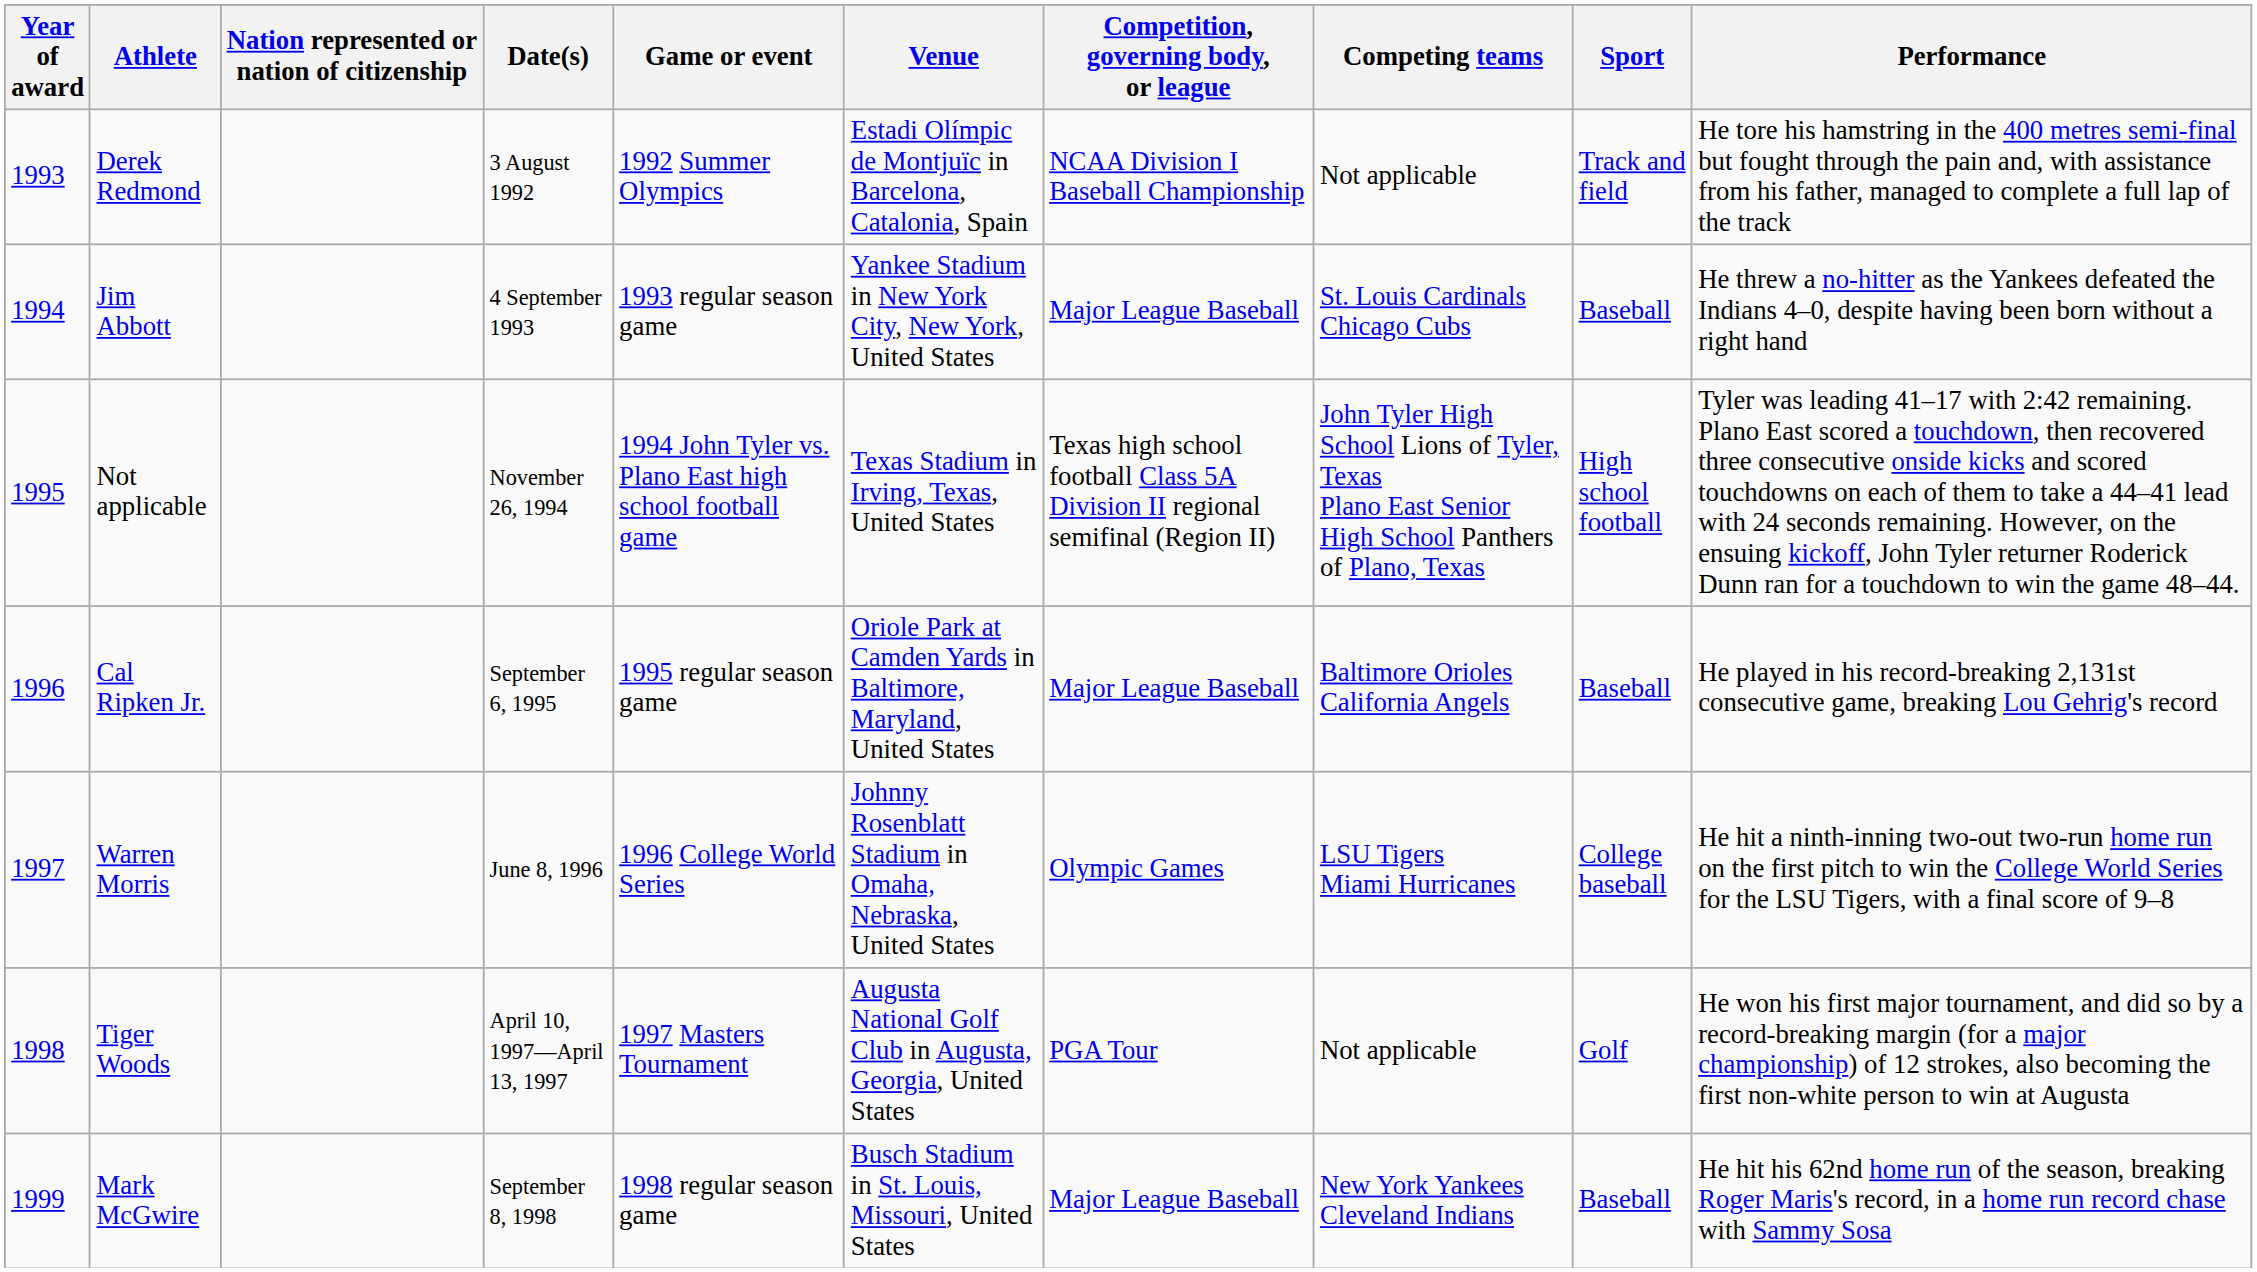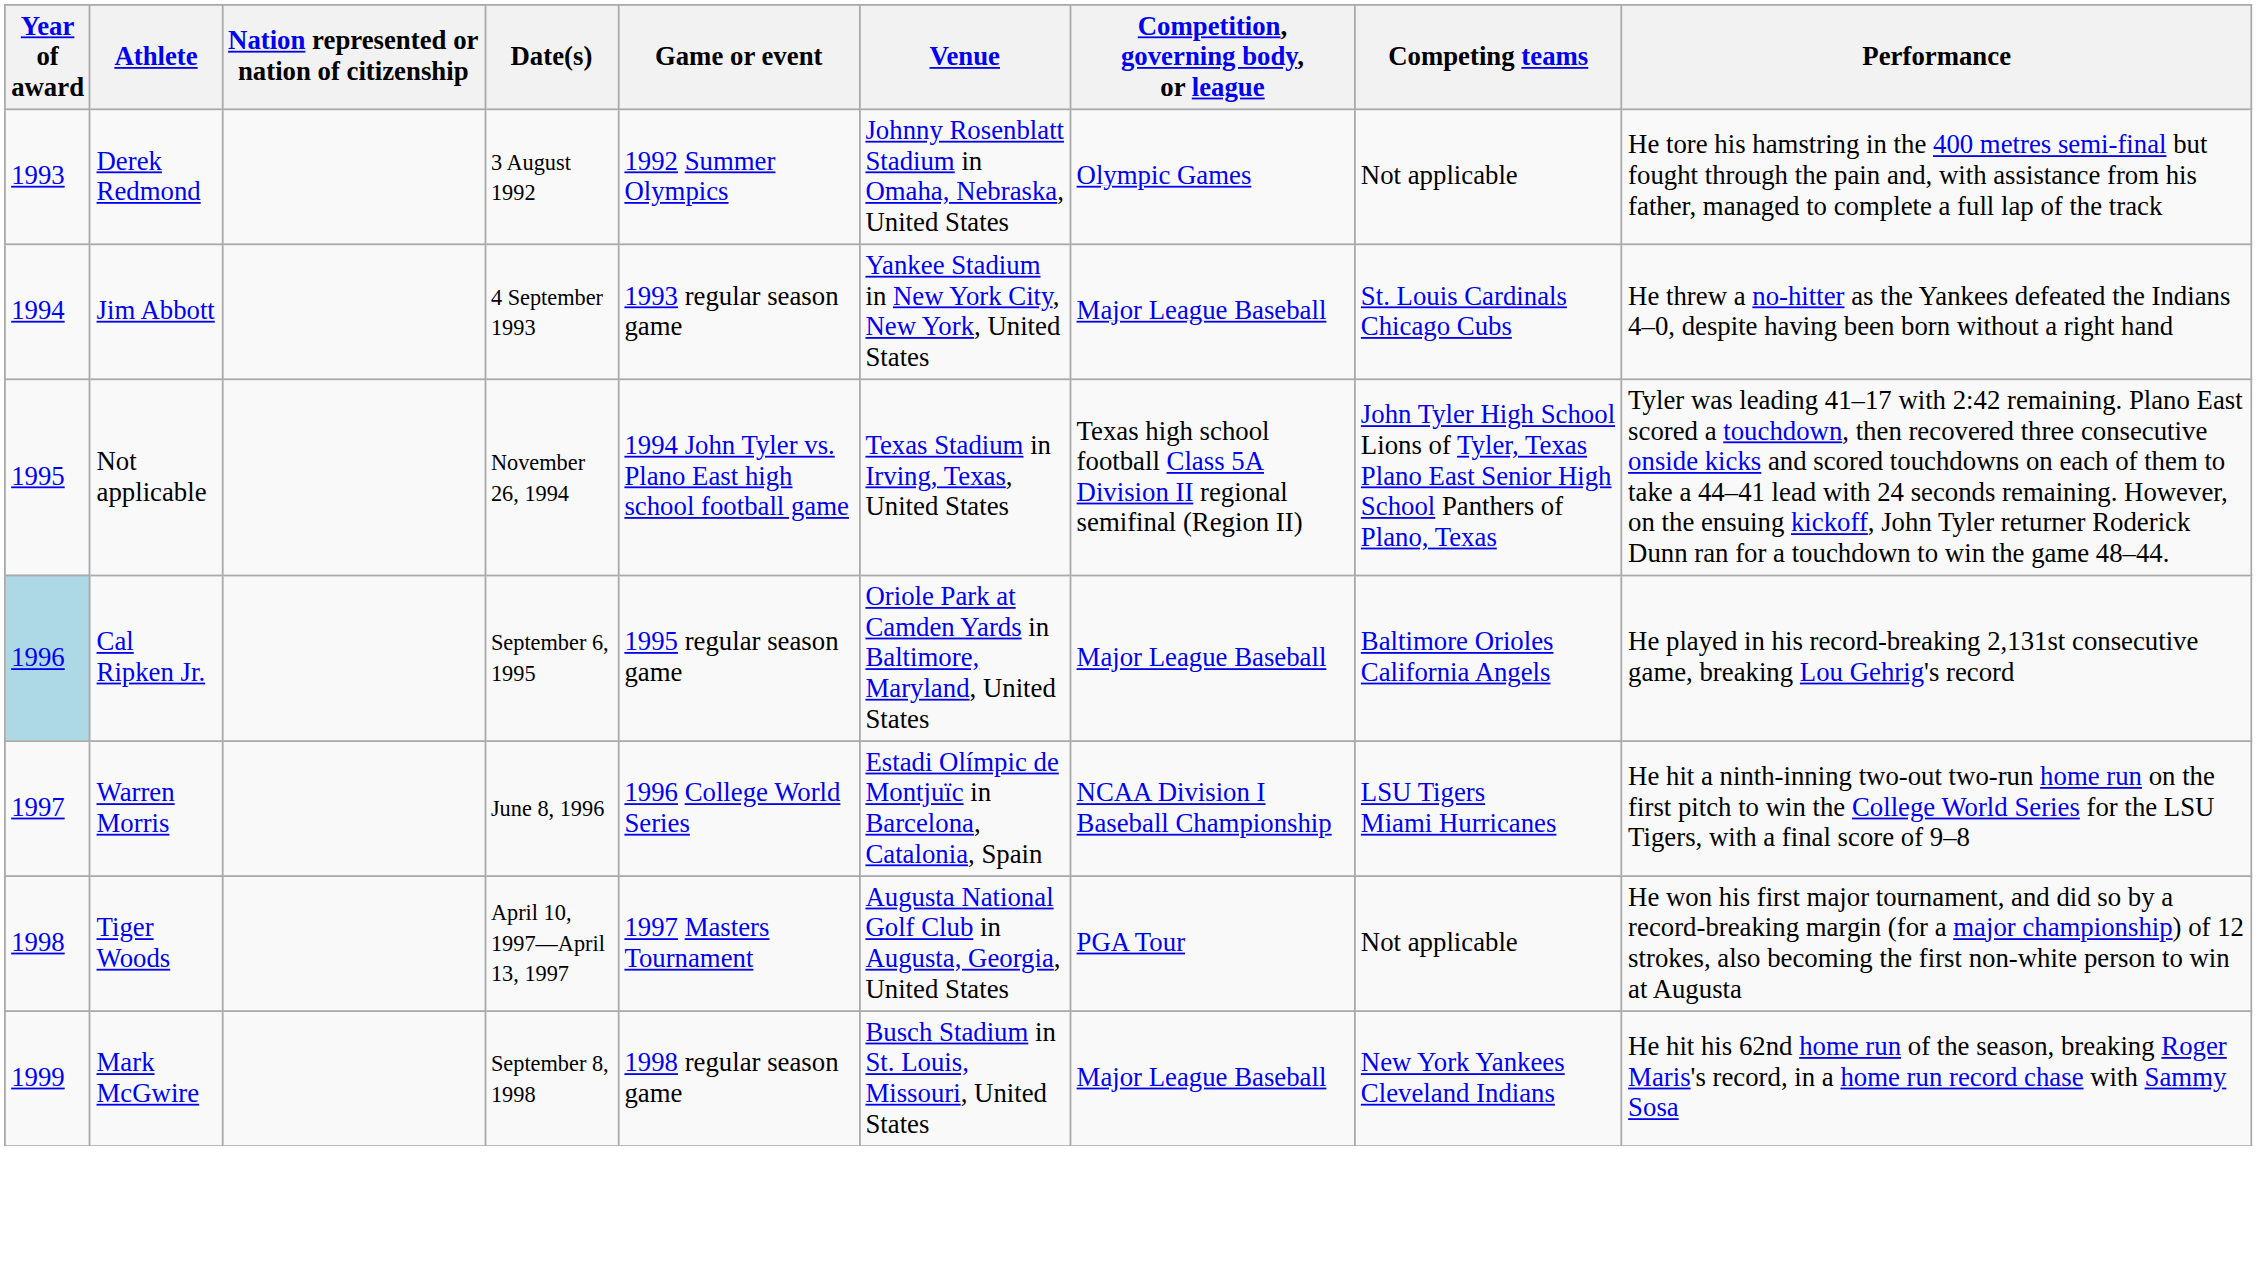- column: (1632, 56)
(939, 176) Estadi Olímpic de Montjuïc in Barcelona, Catalonia, Spain -> (965, 176) Johnny Rosenblatt Stadium in Omaha, Nebraska, United States
(1177, 176) NCAA Division I Baseball Championship -> (1164, 176) Olympic Games
(38, 687) no background -> (38, 657) lightblue background
(923, 868) Johnny Rosenblatt Stadium in Omaha, Nebraska, United States -> (962, 807) Estadi Olímpic de Montjuïc in Barcelona, Catalonia, Spain
(1137, 868) Olympic Games -> (1204, 807) NCAA Division I Baseball Championship
